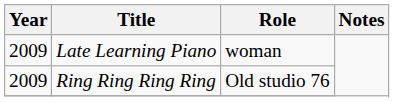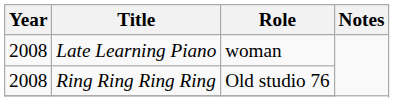(28, 50) 2009 -> (28, 50) 2008
(28, 80) 2009 -> (28, 80) 2008
